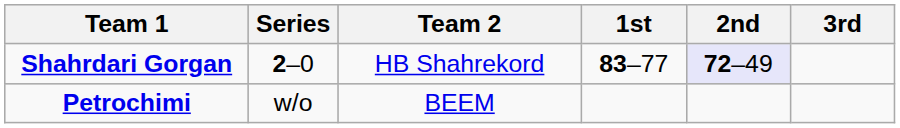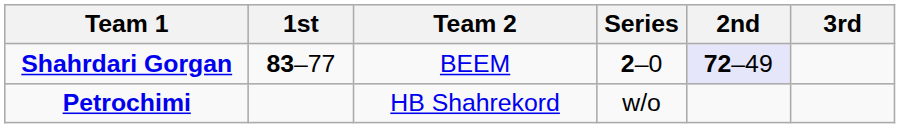columns swapped: (293, 24) <-> (634, 24)
(460, 63) HB Shahrekord -> (475, 63) BEEM
(460, 102) BEEM -> (475, 102) HB Shahrekord
